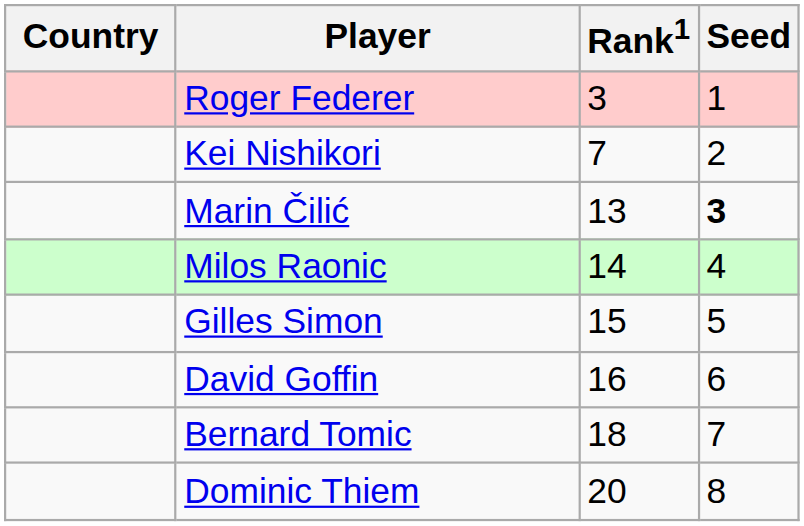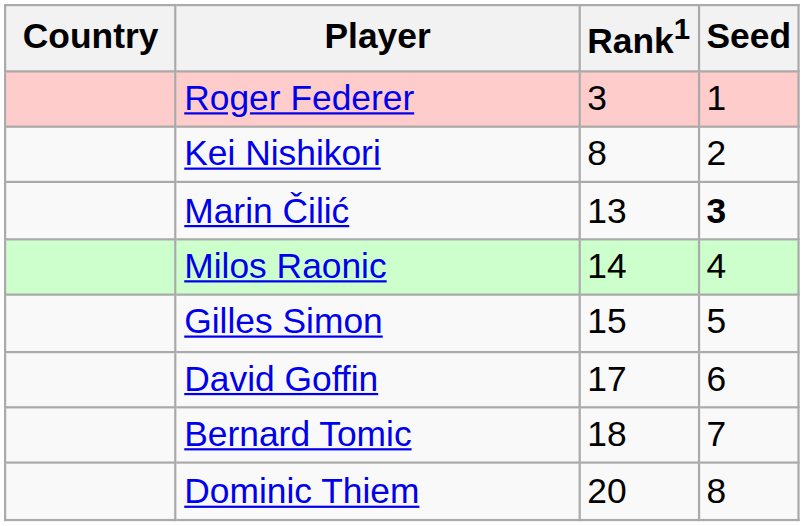(597, 154) 7 -> (597, 154) 8
(607, 378) 16 -> (607, 378) 17
